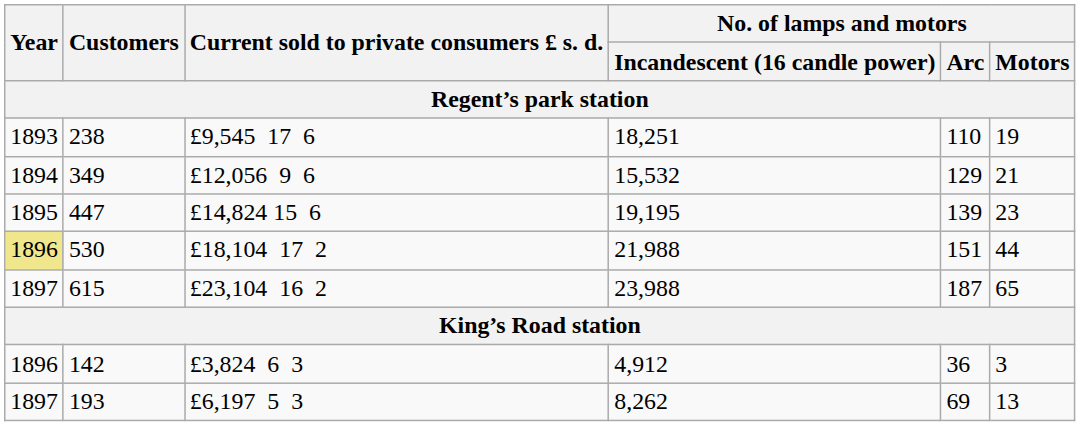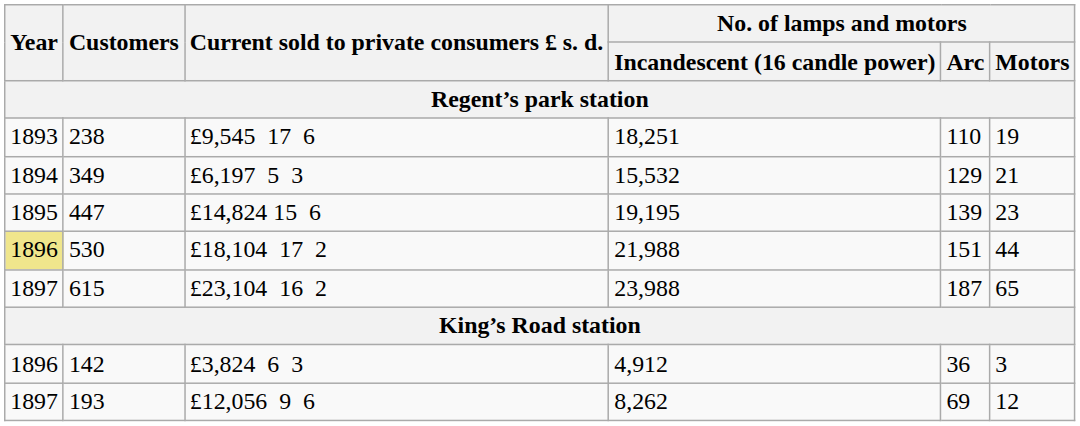(252, 174) £12,056 9 6 -> (246, 174) £6,197 5 3
(246, 401) £6,197 5 3 -> (252, 401) £12,056 9 6
(1007, 401) 13 -> (1007, 401) 12
